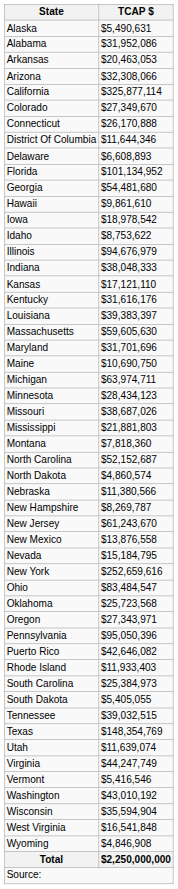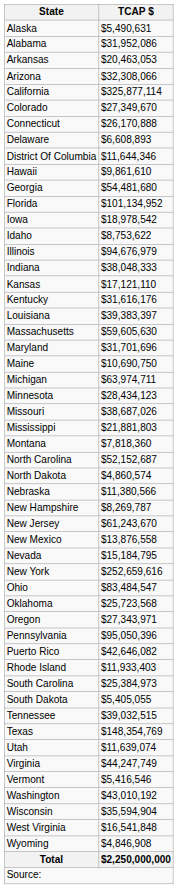rows swapped: (51, 140) <-> (28, 156)
rows swapped: (22, 172) <-> (22, 204)
